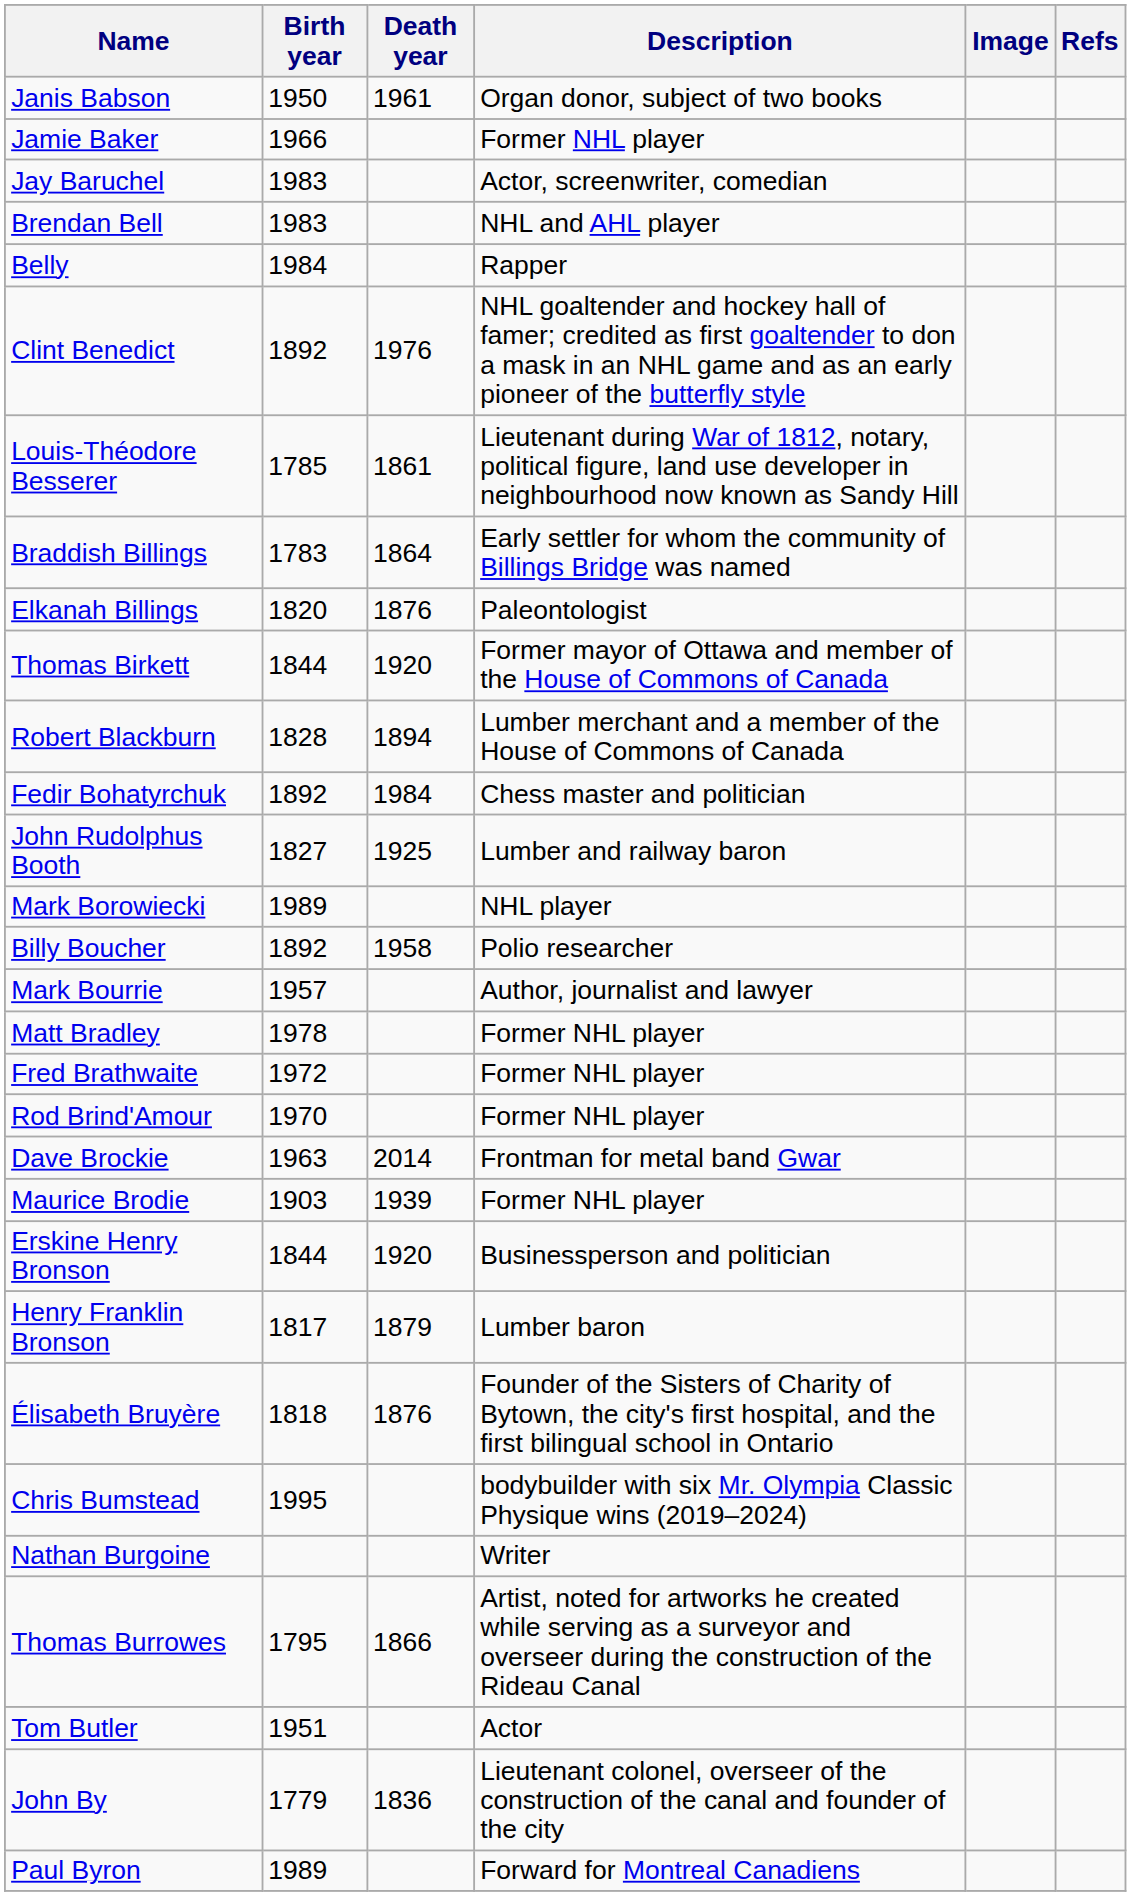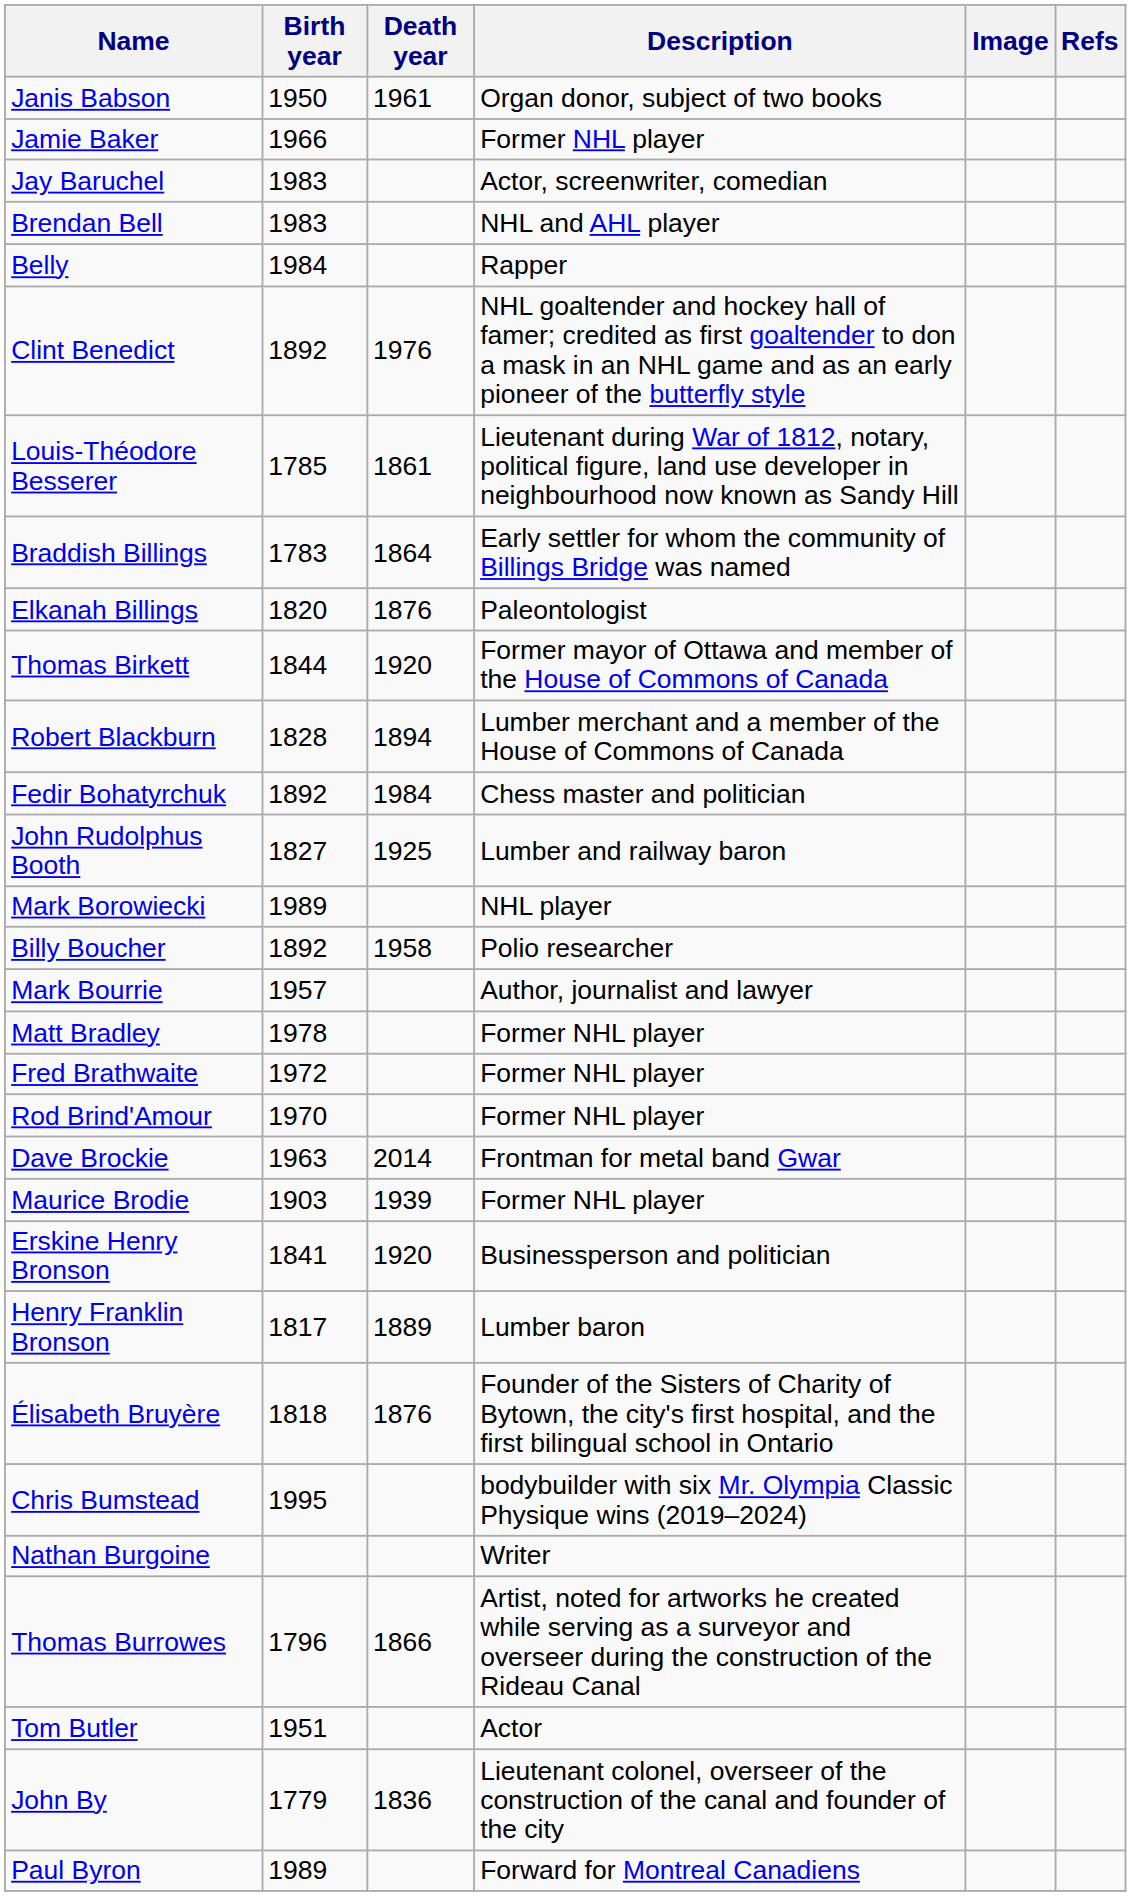(298, 1256) 1844 -> (298, 1256) 1841
(403, 1328) 1879 -> (403, 1328) 1889
(298, 1642) 1795 -> (298, 1642) 1796
